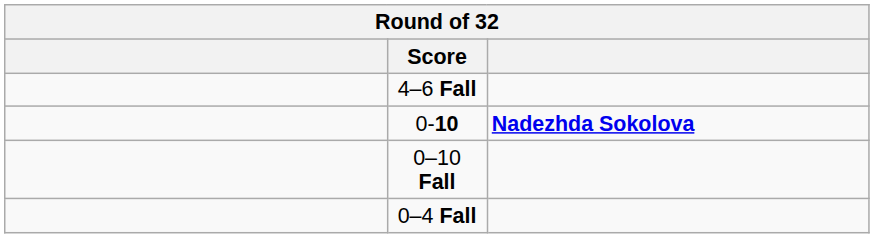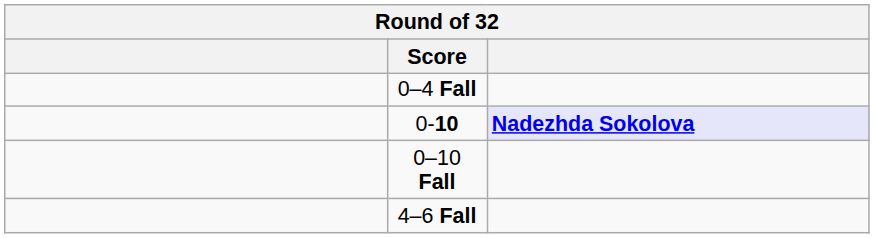rows swapped: (437, 215) <-> (437, 90)
(593, 124) no background -> (593, 124) lavender background
